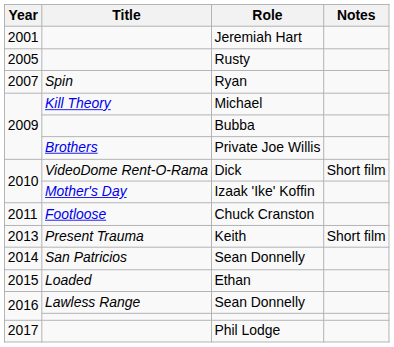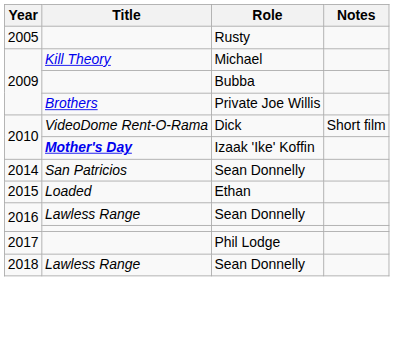- row: (23, 37)
- row: (23, 81)
(86, 192) normal -> (88, 147) bold
- row: (23, 214)
- row: (23, 236)
+ row: (23, 264)
